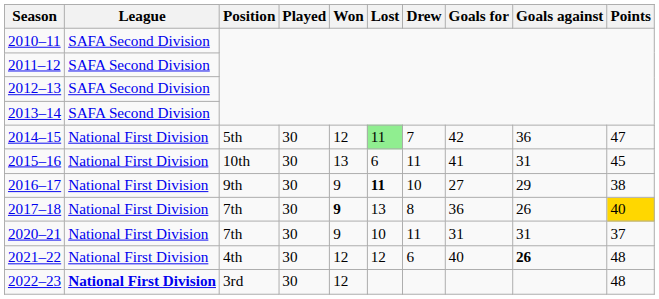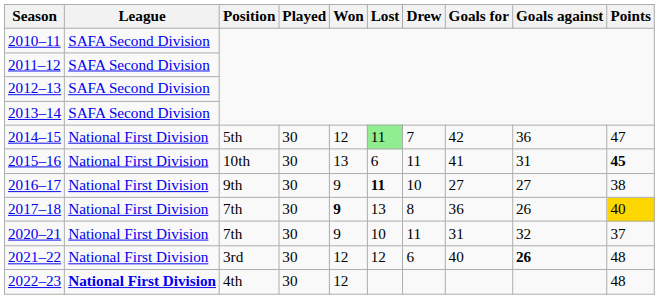(618, 161) normal -> (618, 161) bold
(524, 185) 29 -> (524, 185) 27
(524, 233) 31 -> (524, 233) 32
(233, 257) 4th -> (233, 257) 3rd
(233, 281) 3rd -> (233, 281) 4th
